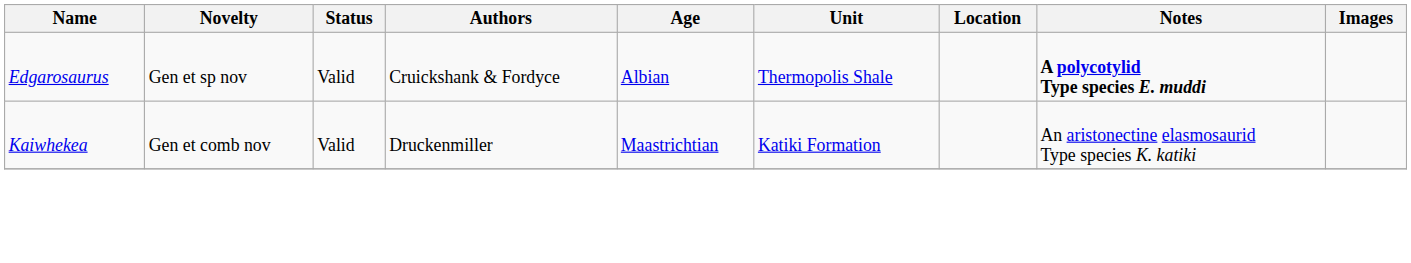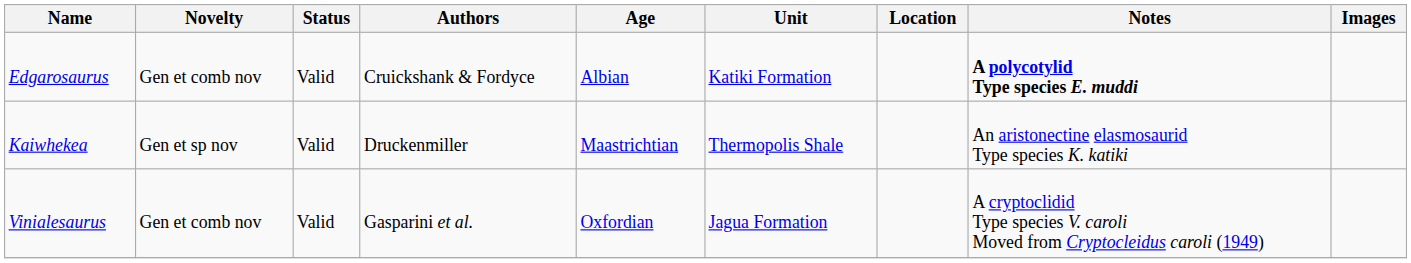(198, 76) Gen et sp nov -> (200, 76) Gen et comb nov
(825, 76) Thermopolis Shale -> (770, 76) Katiki Formation
(210, 144) Gen et comb nov -> (189, 144) Gen et sp nov
(819, 144) Katiki Formation -> (776, 144) Thermopolis Shale
+ row: (57, 222)
